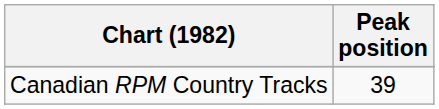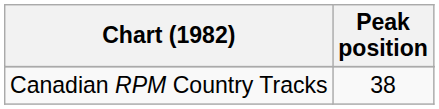(383, 85) 39 -> (383, 85) 38
